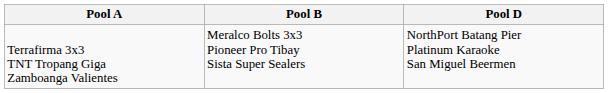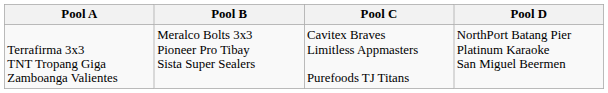+ column: (379, 14)
